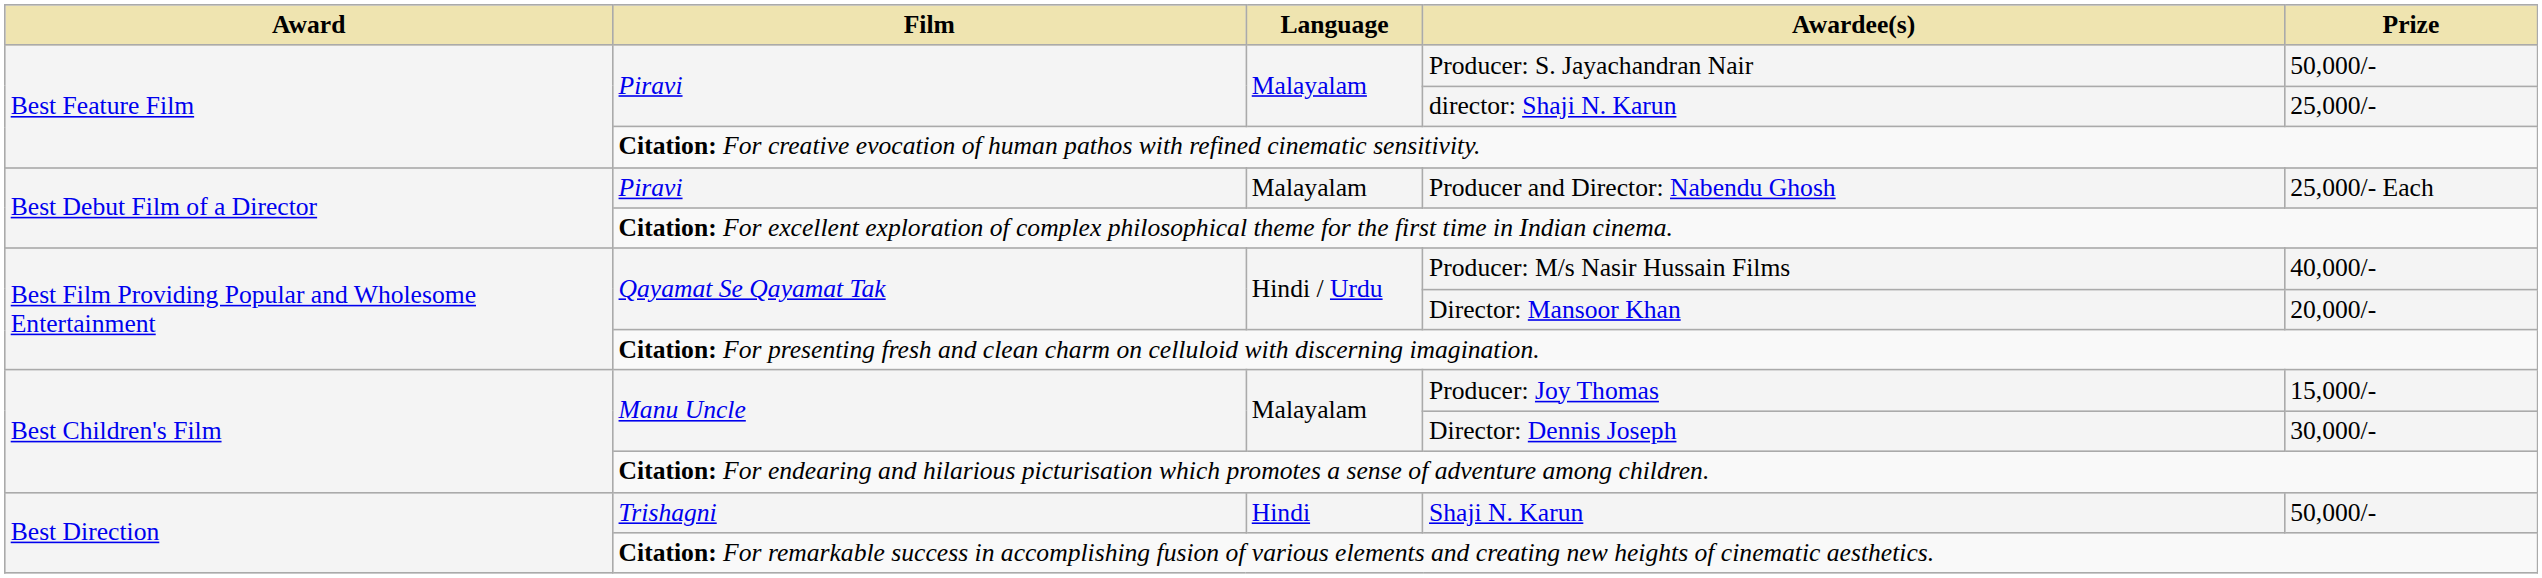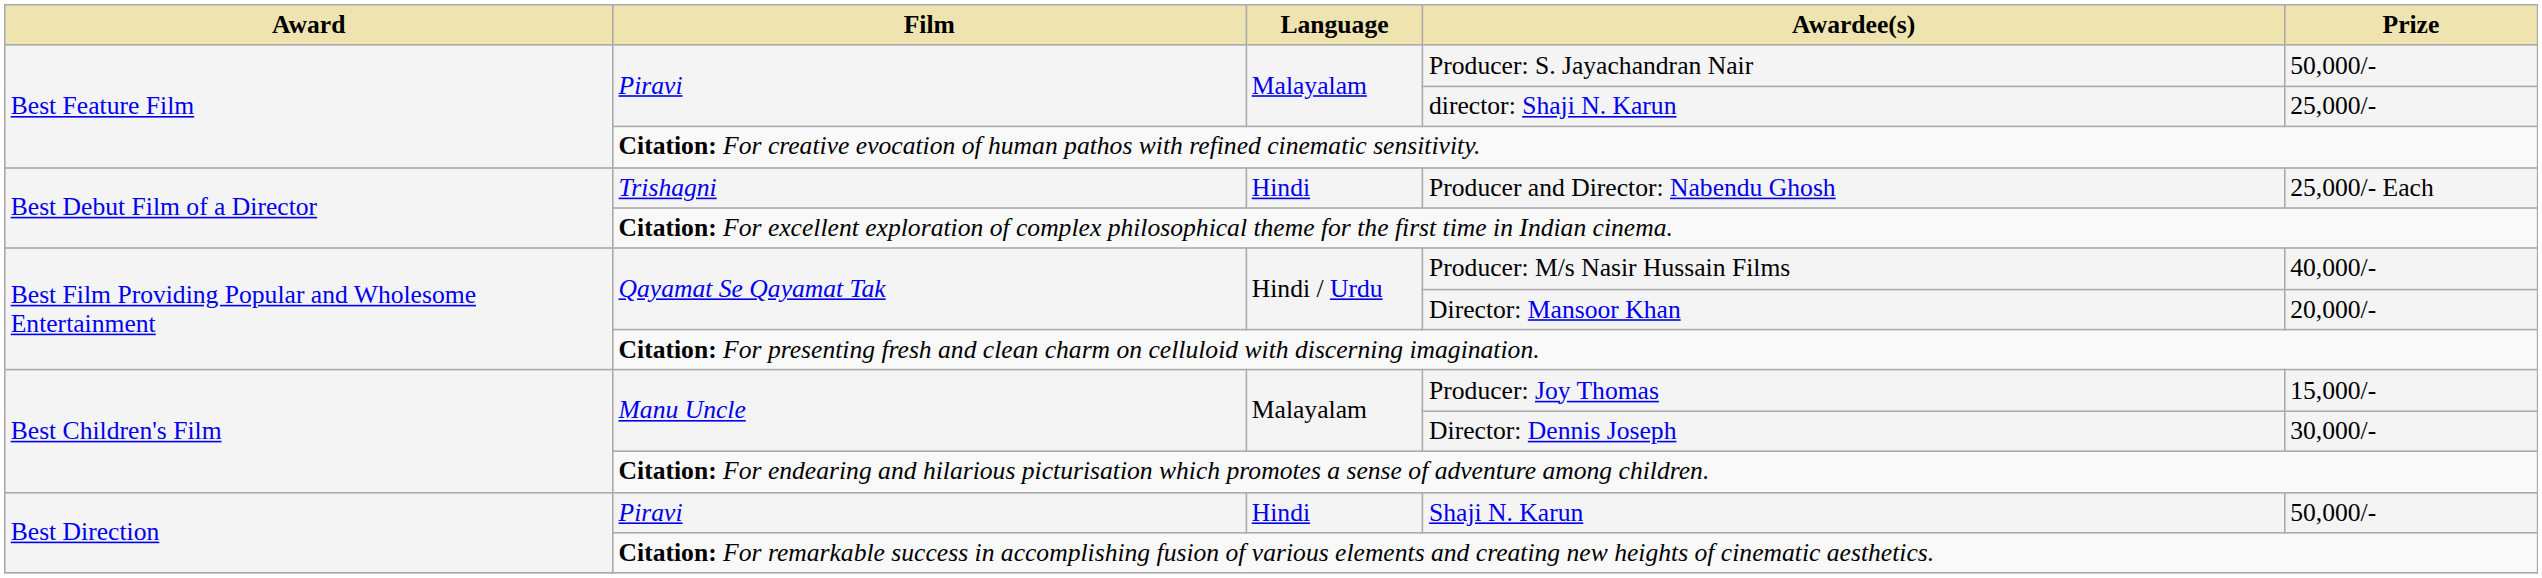(651, 187) Piravi -> (668, 187) Trishagni
(1309, 187) Malayalam -> (1281, 187) Hindi
(668, 512) Trishagni -> (651, 512) Piravi
